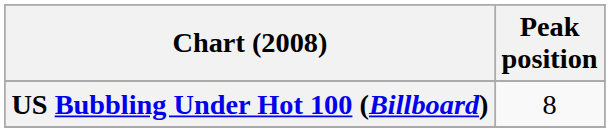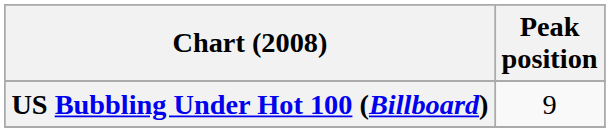(550, 103) 8 -> (550, 103) 9
